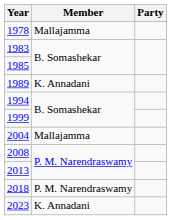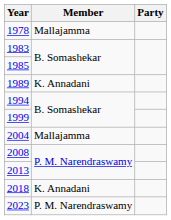(83, 188) P. M. Narendraswamy -> (62, 188) K. Annadani
(62, 205) K. Annadani -> (83, 205) P. M. Narendraswamy
